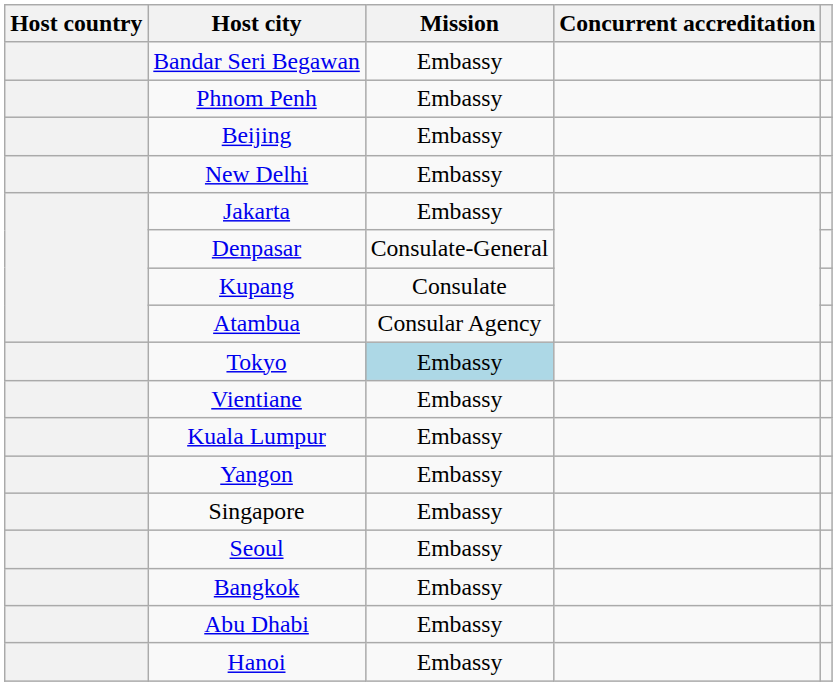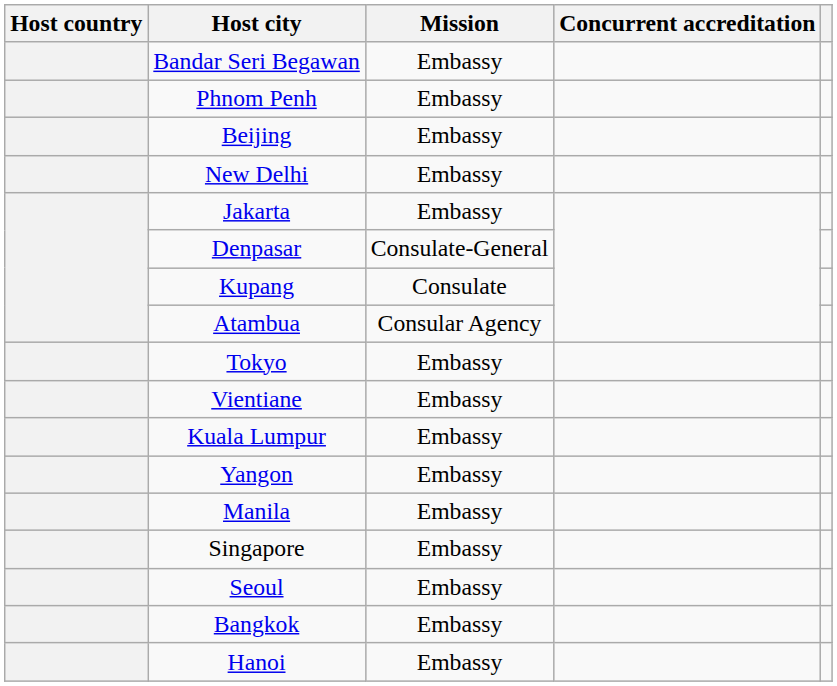(459, 361) lightblue background -> (459, 361) no background
+ row: (257, 511)
- row: (257, 624)
